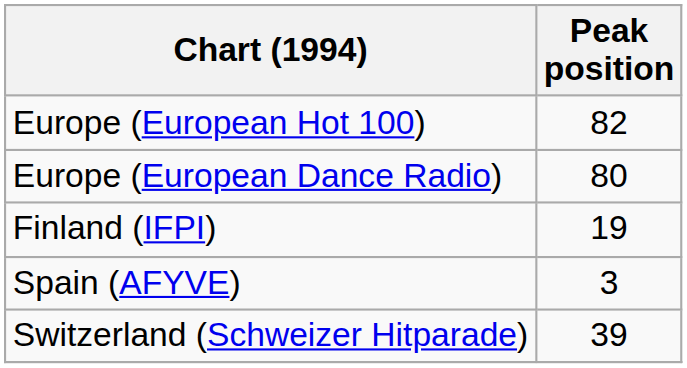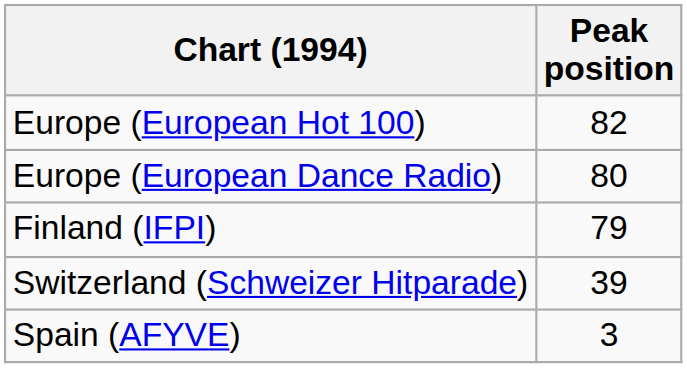(609, 228) 19 -> (609, 228) 79
rows swapped: (127, 282) <-> (271, 335)
